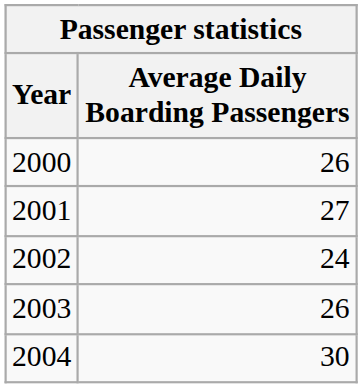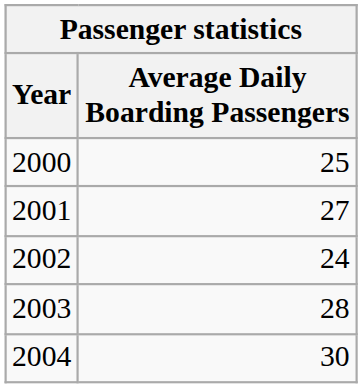(335, 161) 26 -> (335, 161) 25
(335, 307) 26 -> (335, 307) 28
